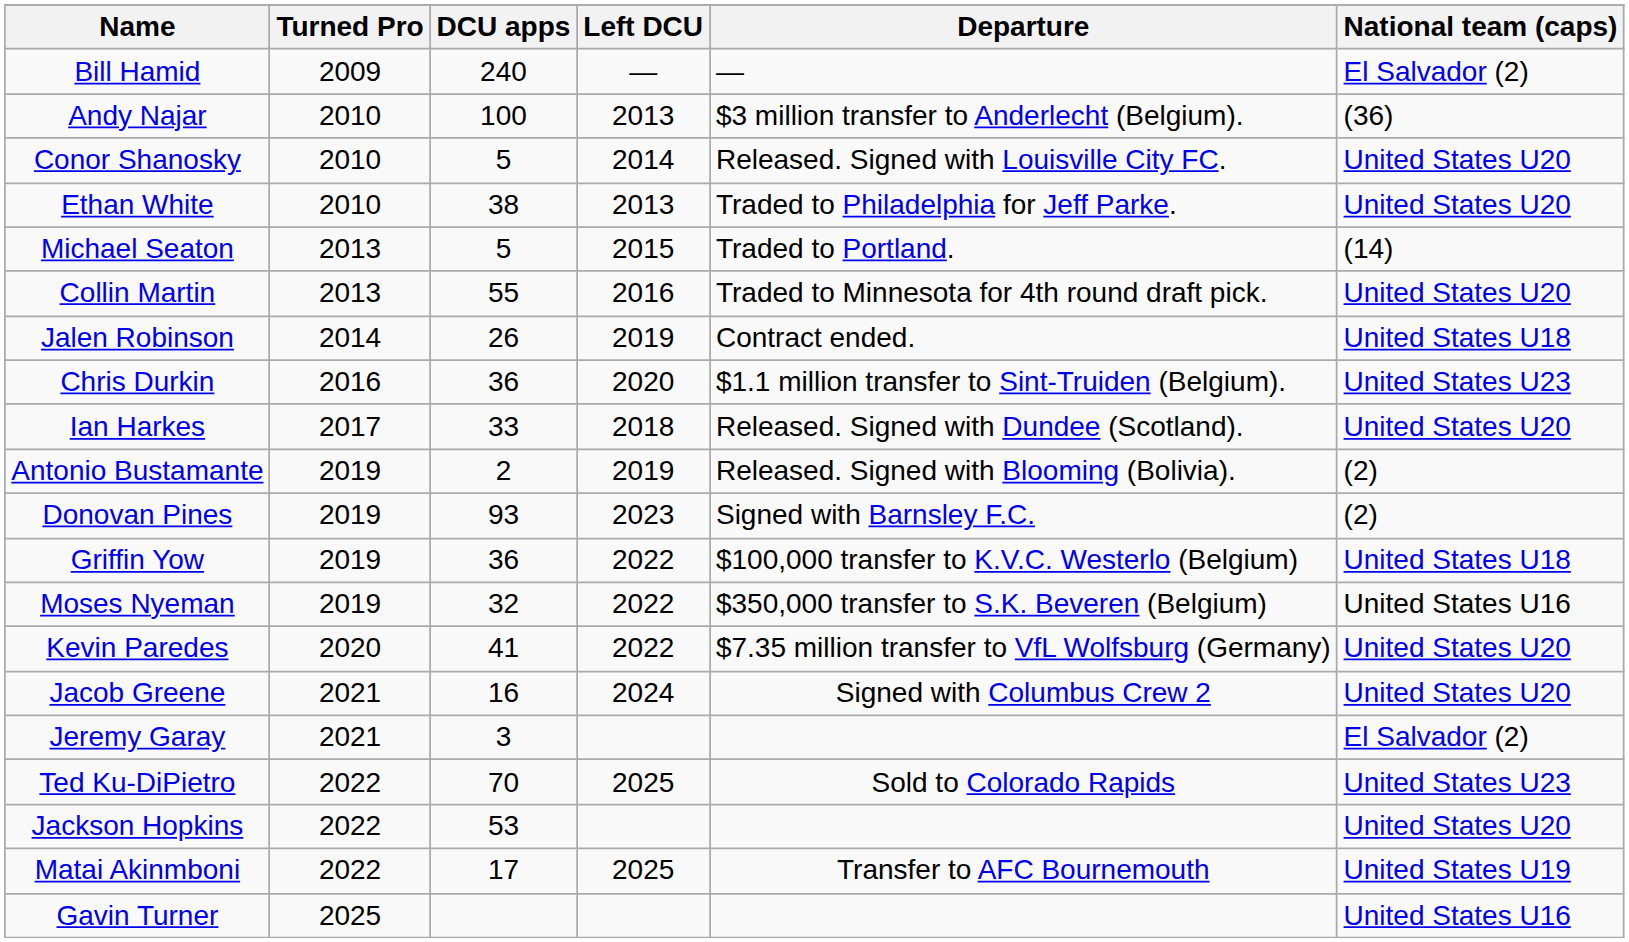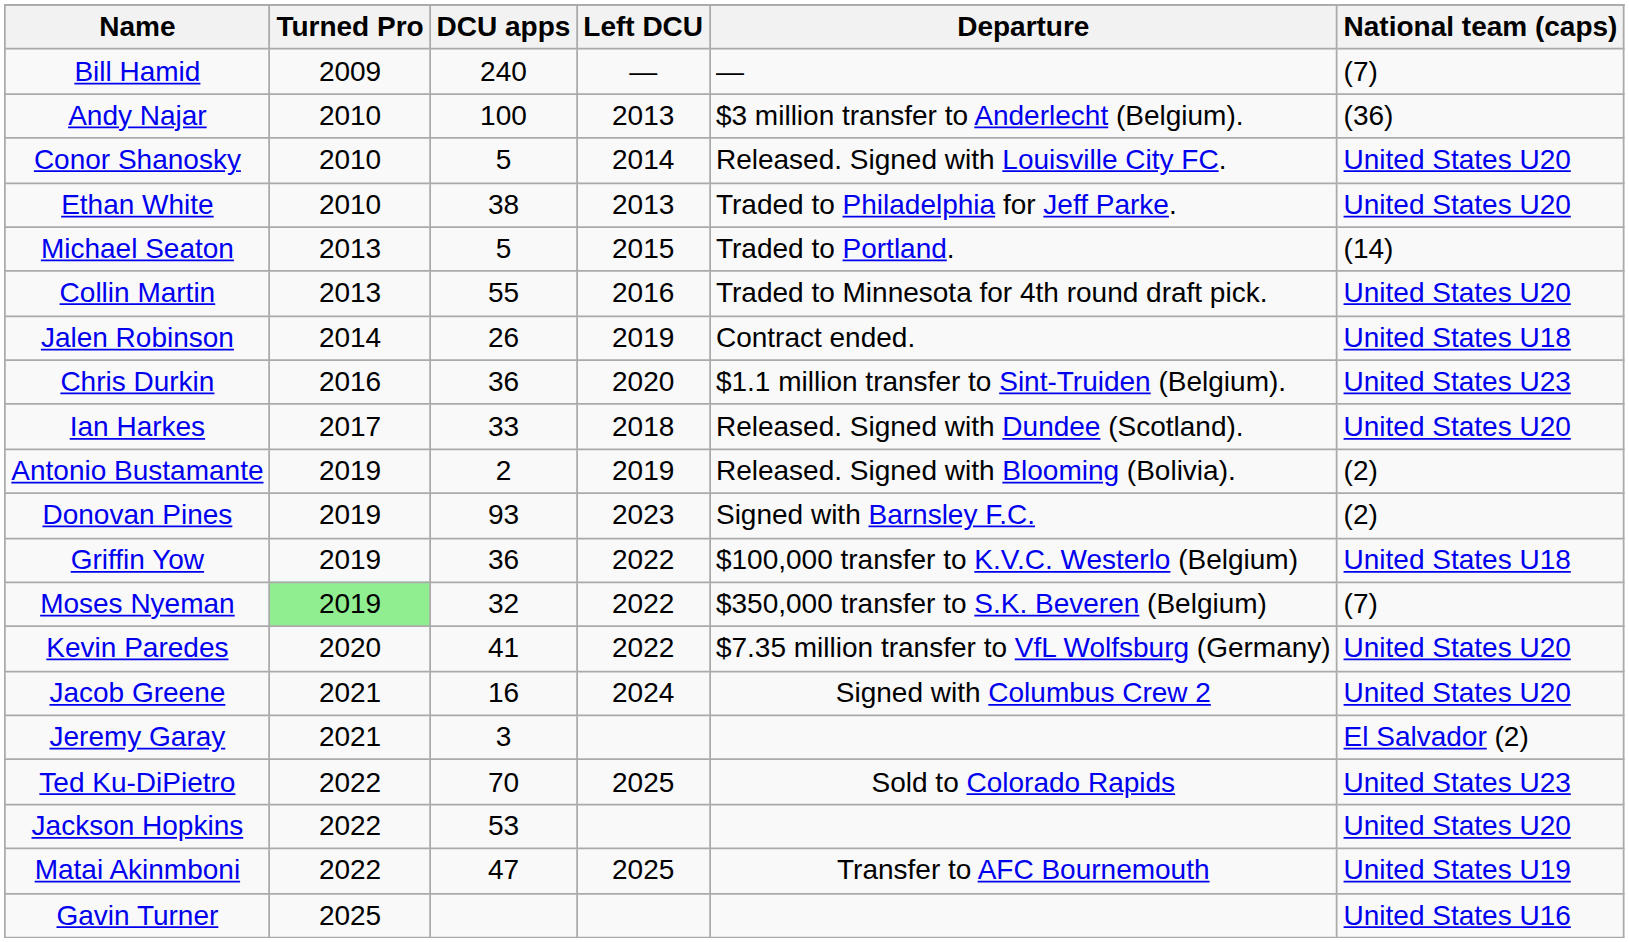(1436, 71) El Salvador (2) -> (1361, 71) (7)
(350, 603) no background -> (350, 603) lightgreen background
(1457, 603) United States U16 -> (1361, 603) (7)
(503, 870) 17 -> (503, 870) 47
